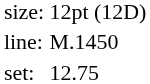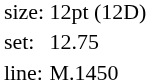rows swapped: (19, 72) <-> (23, 42)
